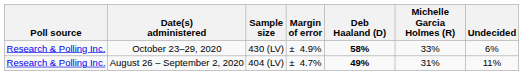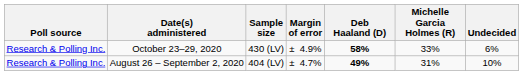(492, 63) 11% -> (492, 63) 10%
